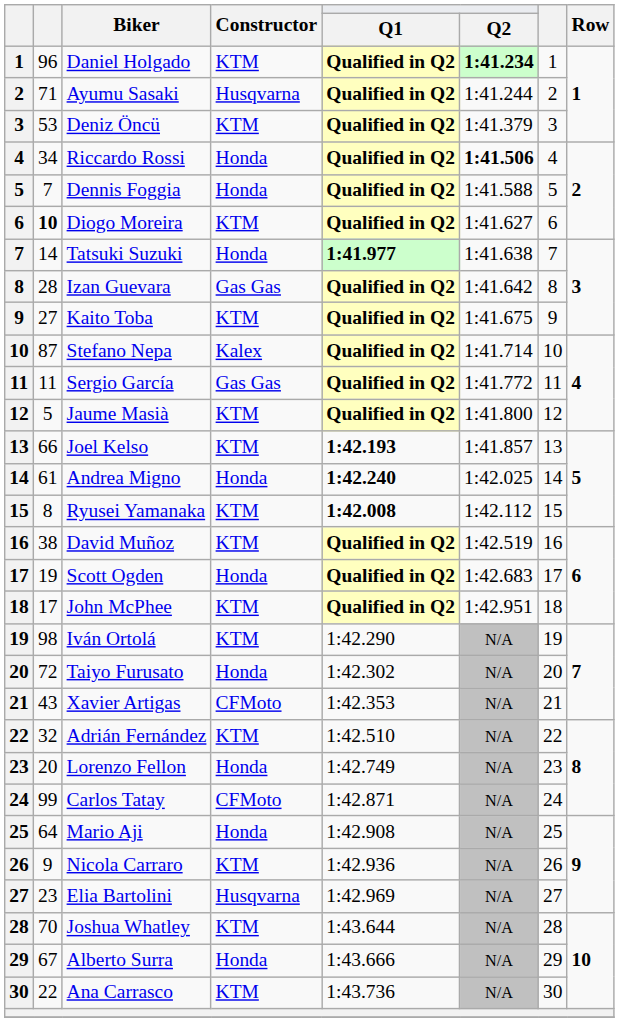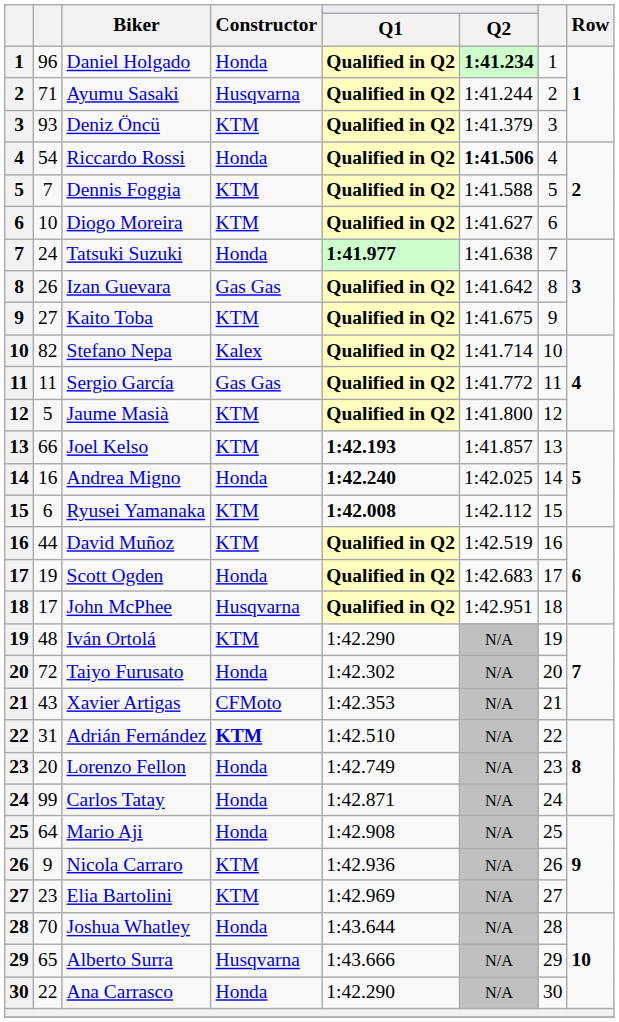(237, 61) KTM -> (242, 61) Honda
(48, 125) 53 -> (48, 125) 93
(48, 157) 34 -> (48, 157) 54
(242, 189) Honda -> (237, 189) KTM
(48, 221) bold -> (48, 221) normal
(48, 253) 14 -> (48, 253) 24
(48, 286) 28 -> (48, 286) 26
(48, 350) 87 -> (48, 350) 82
(48, 478) 61 -> (48, 478) 16
(48, 510) 8 -> (48, 510) 6
(48, 542) 38 -> (48, 542) 44
(237, 606) KTM -> (258, 606) Husqvarna
(48, 638) 98 -> (48, 638) 48
(48, 735) 32 -> (48, 735) 31
(237, 735) normal -> (239, 735) bold
(249, 799) CFMoto -> (242, 799) Honda
(258, 895) Husqvarna -> (237, 895) KTM
(237, 927) KTM -> (242, 927) Honda
(48, 959) 67 -> (48, 959) 65
(242, 959) Honda -> (258, 959) Husqvarna
(237, 991) KTM -> (242, 991) Honda
(361, 991) 1:43.736 -> (361, 991) 1:42.290
